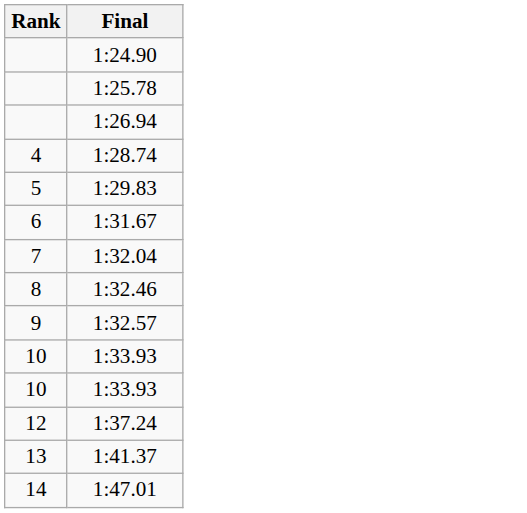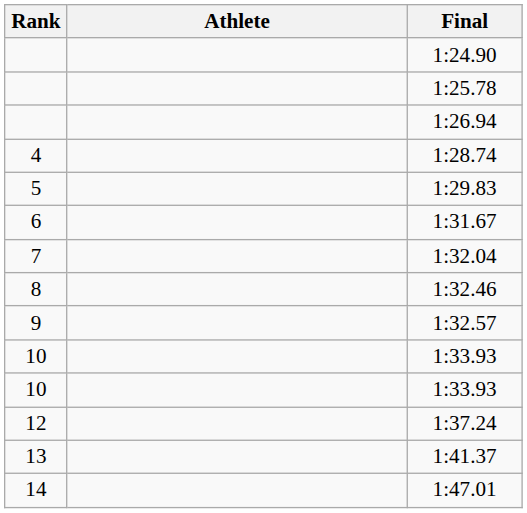+ column: (237, 21)
